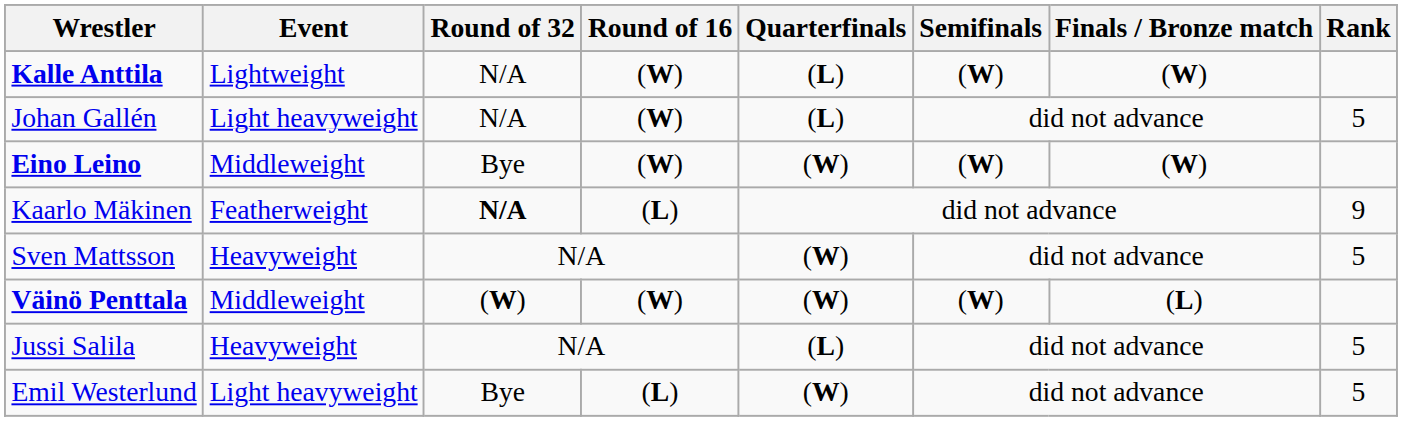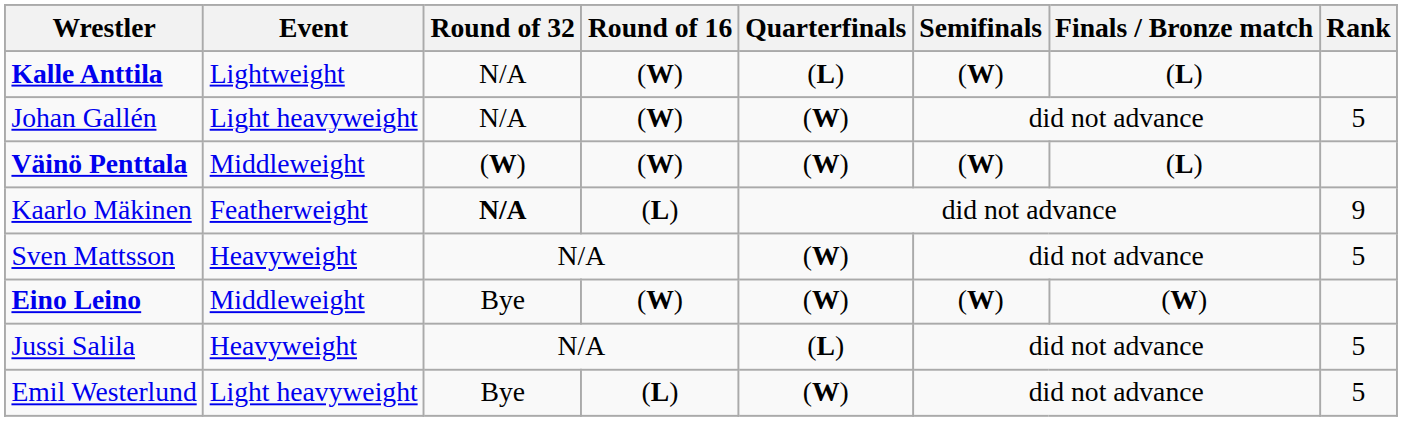(1184, 73) (W) -> (1184, 73) (L)
(826, 118) (L) -> (826, 118) (W)
rows swapped: (76, 164) <-> (99, 301)
